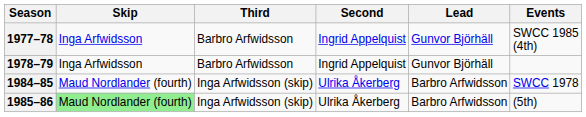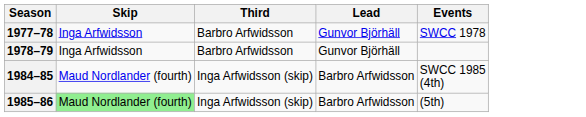- column: (362, 13)
(546, 39) SWCC 1985 (4th) -> (453, 32) SWCC 1978
(546, 83) SWCC 1978 -> (453, 76) SWCC 1985 (4th)
